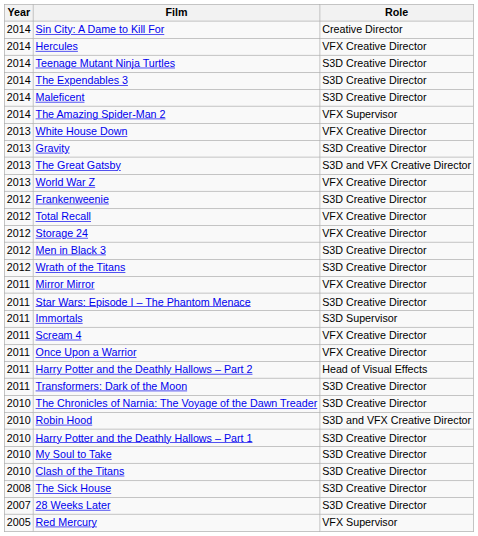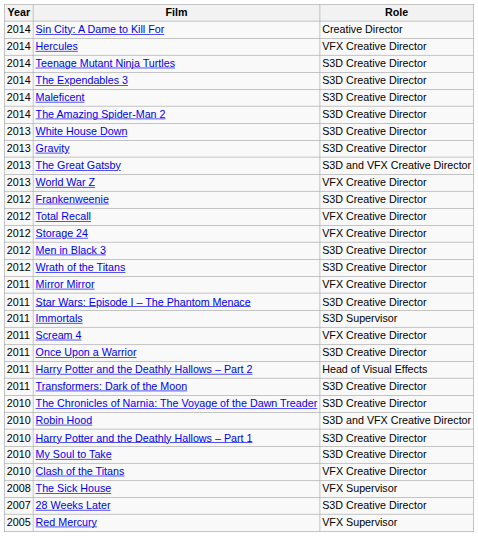(360, 115) VFX Supervisor -> (374, 115) S3D Creative Director
(374, 132) VFX Creative Director -> (374, 132) S3D Creative Director
(374, 353) VFX Creative Director -> (374, 353) S3D Creative Director
(374, 472) S3D Creative Director -> (374, 472) VFX Creative Director
(374, 489) S3D Creative Director -> (360, 489) VFX Supervisor
